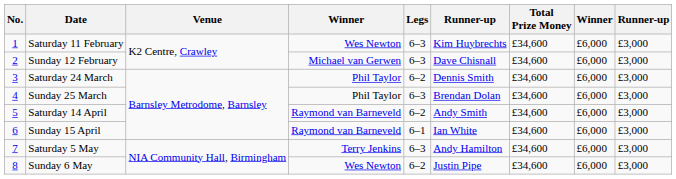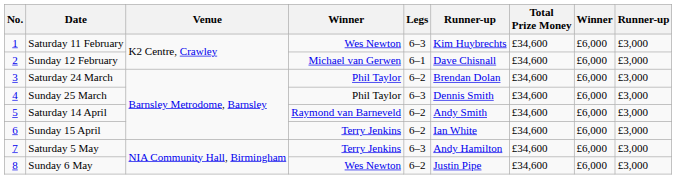(417, 60) 6–3 -> (417, 60) 6–1
(464, 78) Dennis Smith -> (467, 78) Brendan Dolan
(467, 95) Brendan Dolan -> (464, 95) Dennis Smith
(346, 130) Raymond van Barneveld -> (371, 130) Terry Jenkins
(417, 130) 6–1 -> (417, 130) 6–2
